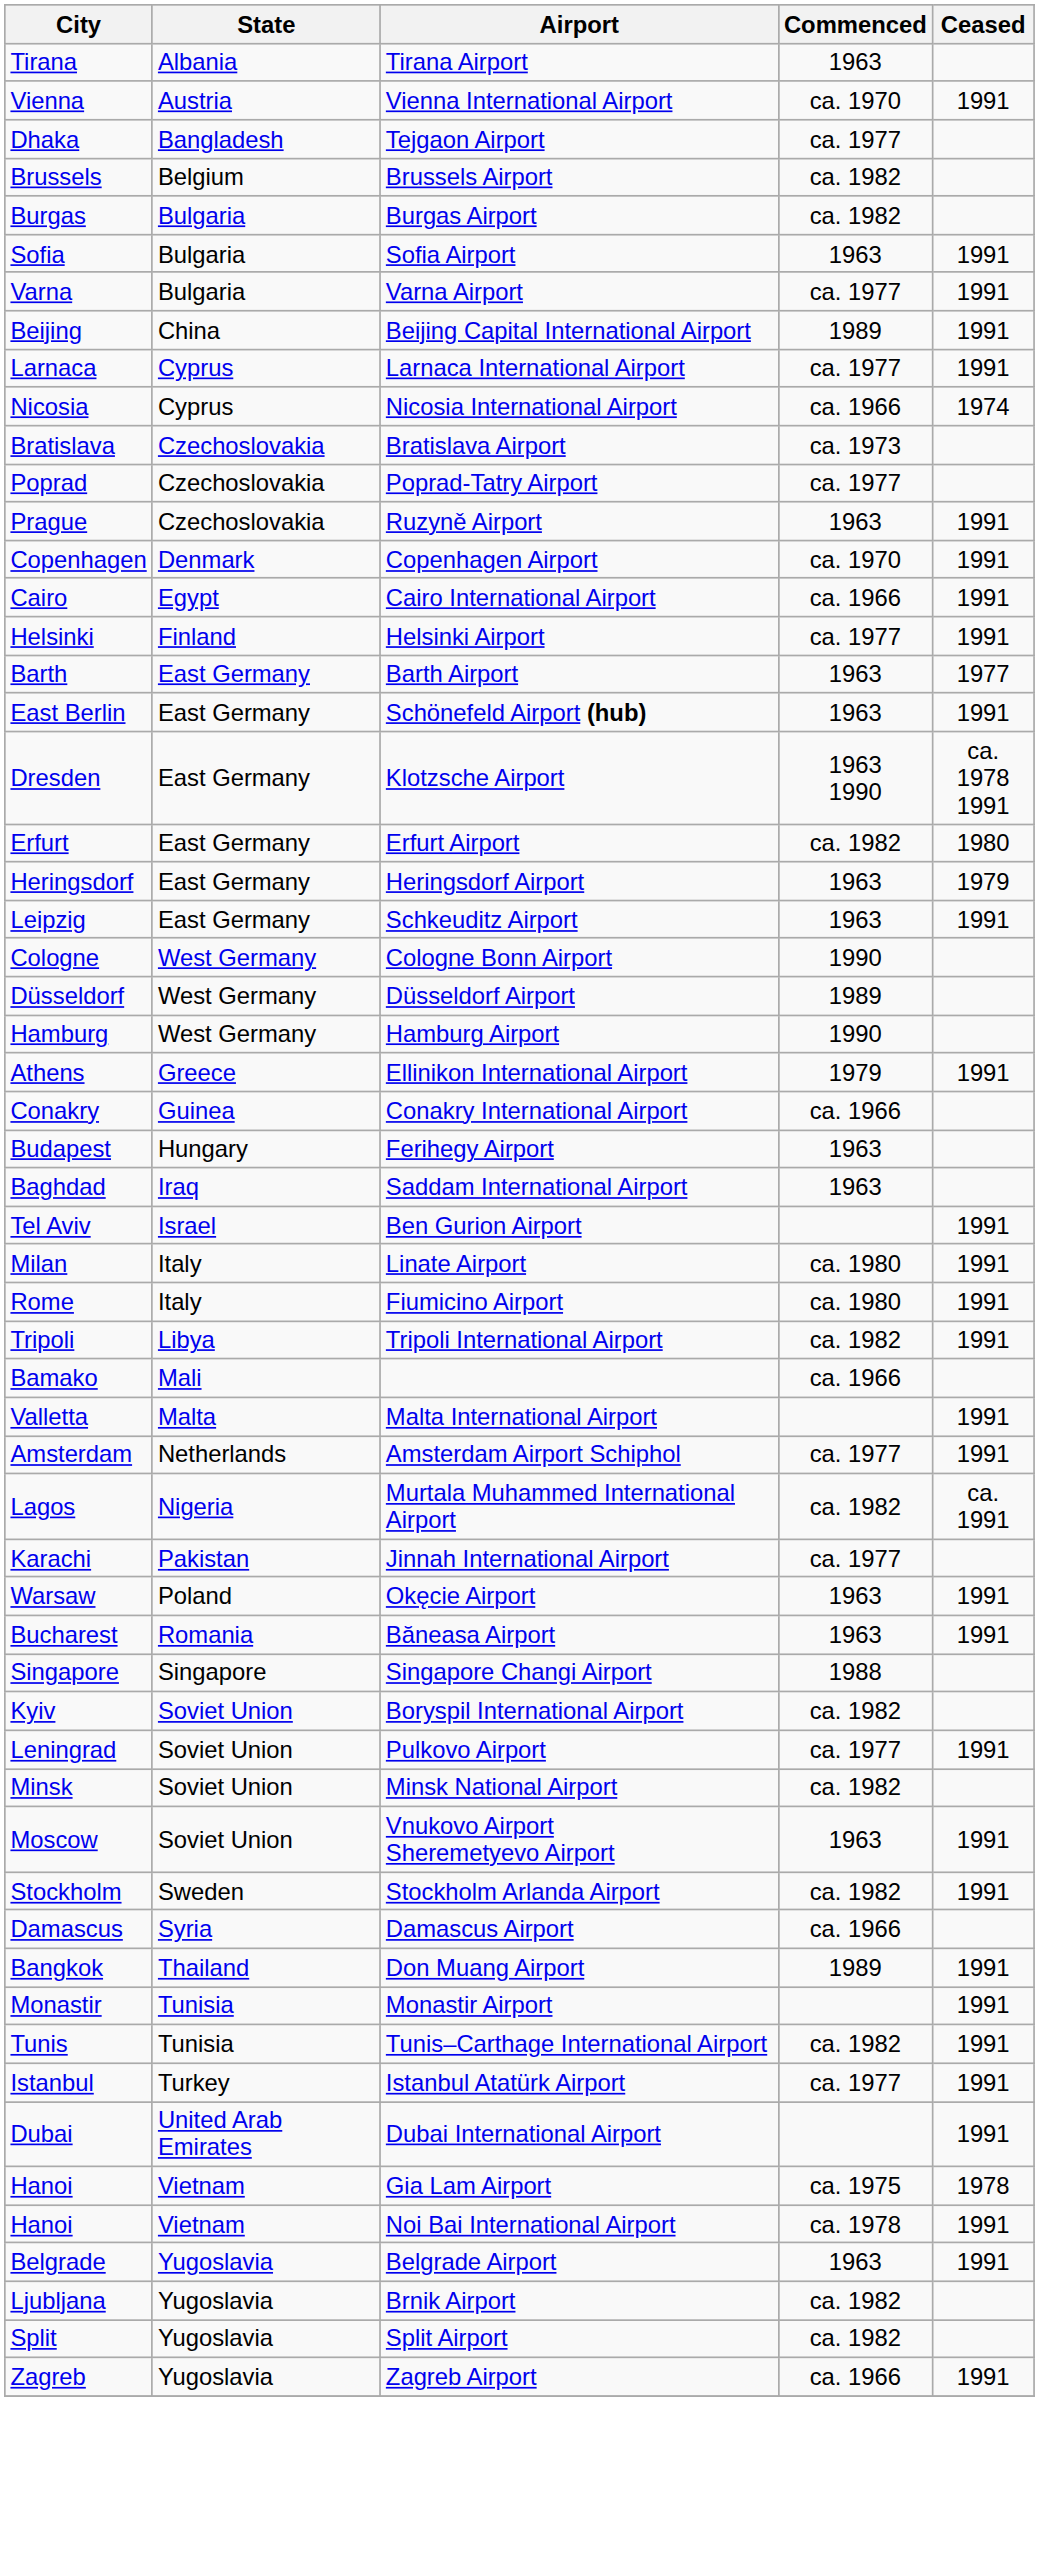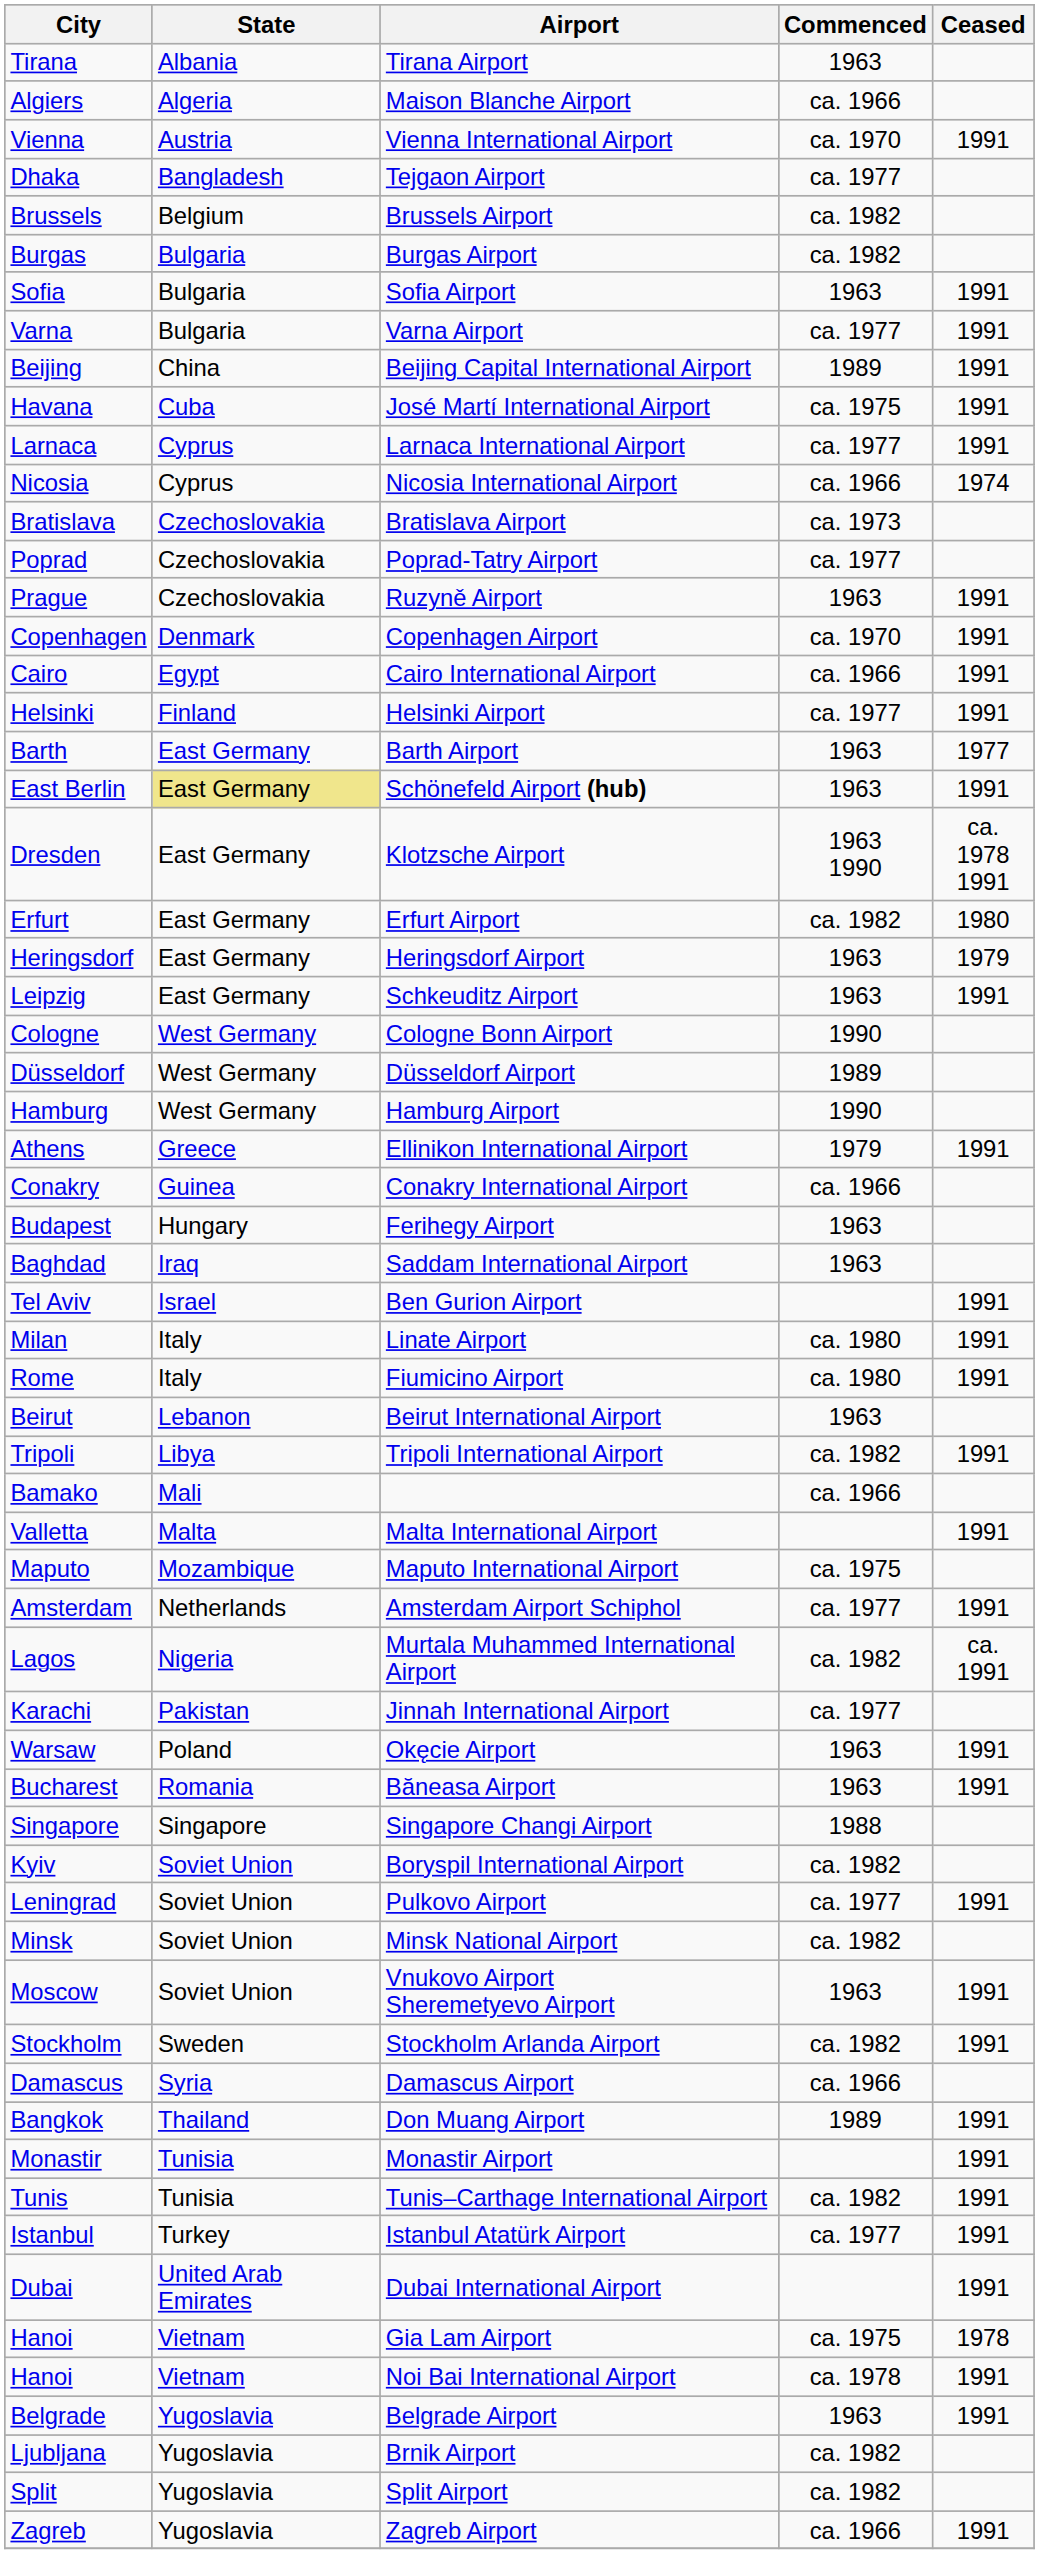+ row: (47, 101)
+ row: (51, 406)
(234, 712) no background -> (234, 789) khaki background
+ row: (42, 1416)
+ row: (50, 1569)
